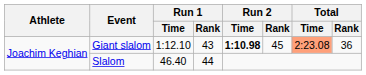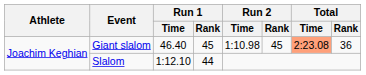(173, 45) 1:12.10 -> (173, 45) 46.40
(208, 45) 43 -> (208, 45) 45
(243, 45) bold -> (242, 45) normal
(173, 62) 46.40 -> (173, 62) 1:12.10
